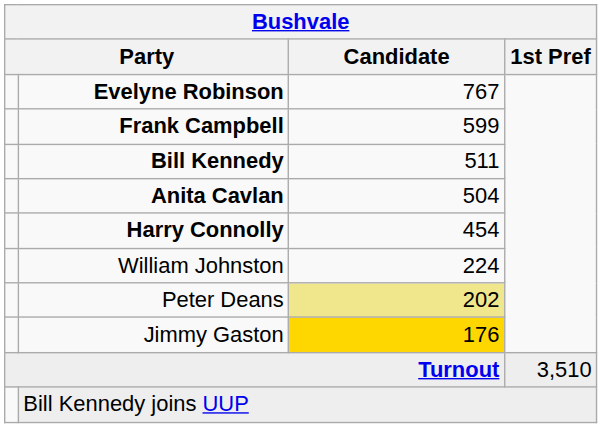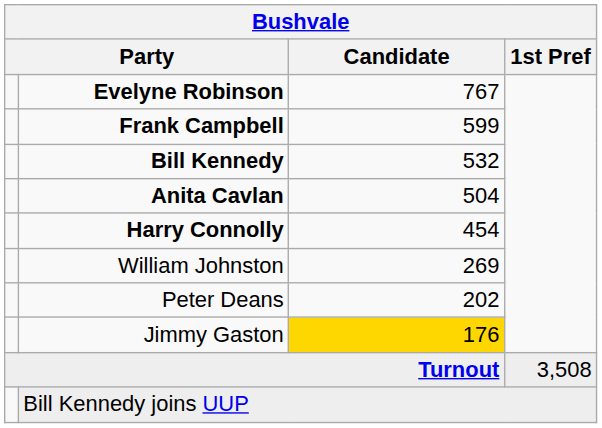(482, 160) 511 -> (481, 160) 532
(481, 265) 224 -> (481, 265) 269
(481, 299) khaki background -> (481, 299) no background
(564, 369) 3,510 -> (564, 369) 3,508
